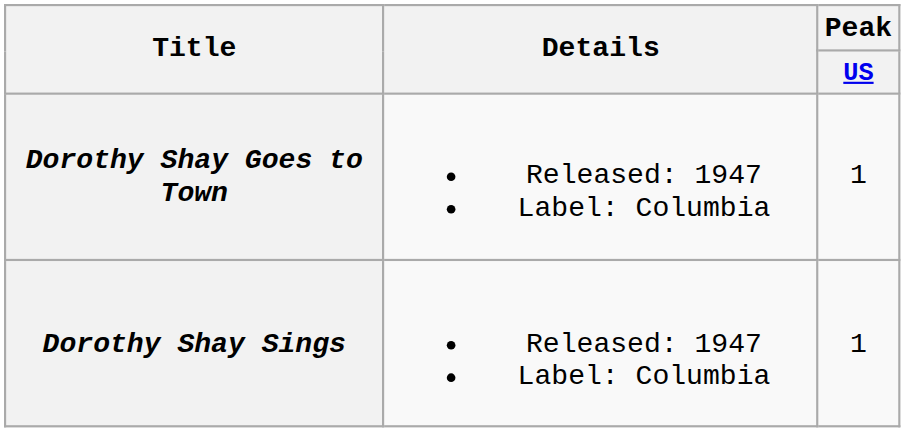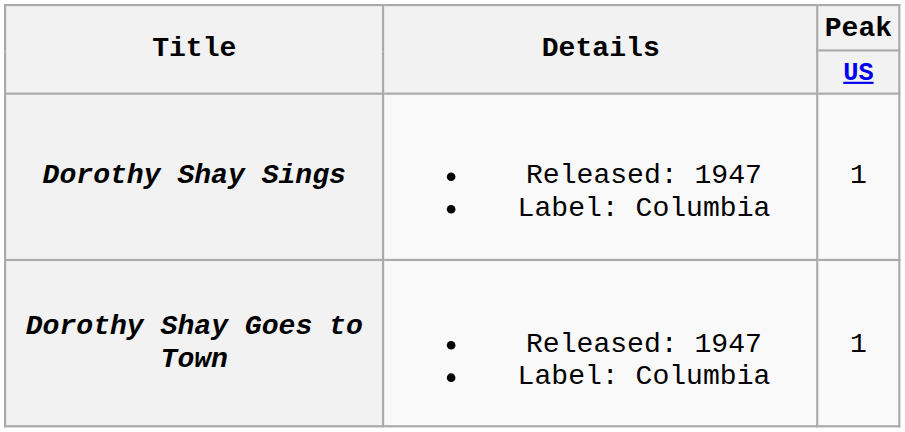rows swapped: (194, 343) <-> (194, 177)
